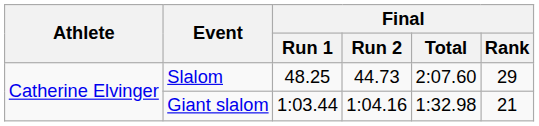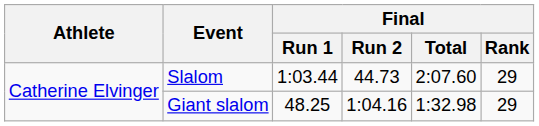(307, 76) 48.25 -> (307, 76) 1:03.44
(307, 105) 1:03.44 -> (307, 105) 48.25
(507, 105) 21 -> (507, 105) 29
